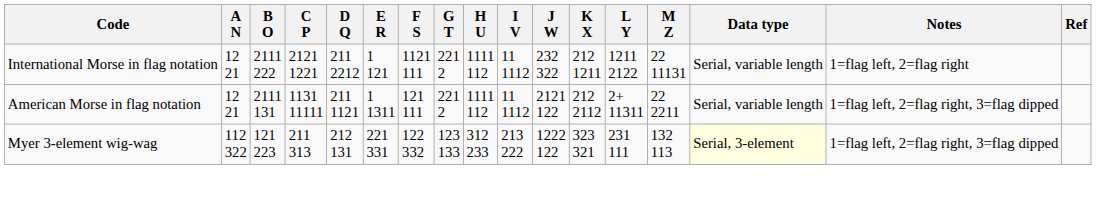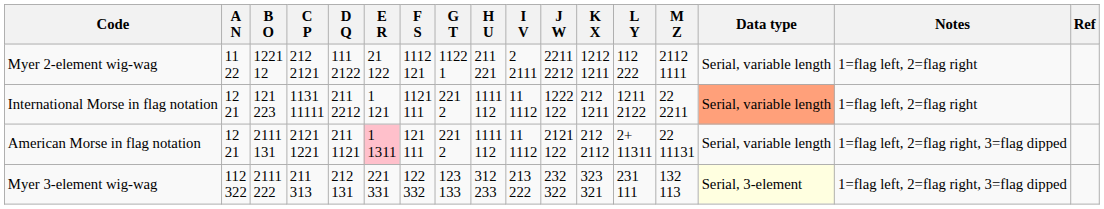+ row: (83, 64)
(268, 64) 2111 222 -> (265, 104) 121 223
(303, 64) 2121 1221 -> (307, 104) 1131 11111
(547, 64) 232 322 -> (559, 104) 1222 122
(669, 64) 22 11131 -> (674, 104) 22 2211
(758, 64) no background -> (766, 104) lightsalmon background
(306, 104) 1131 11111 -> (305, 144) 2121 1221
(381, 104) no background -> (382, 144) pink background
(665, 104) 22 2211 -> (677, 144) 22 11131
(265, 144) 121 223 -> (268, 184) 2111 222
(551, 144) 1222 122 -> (555, 184) 232 322
